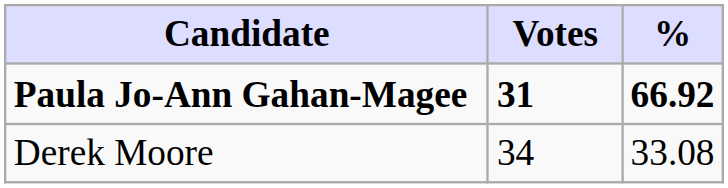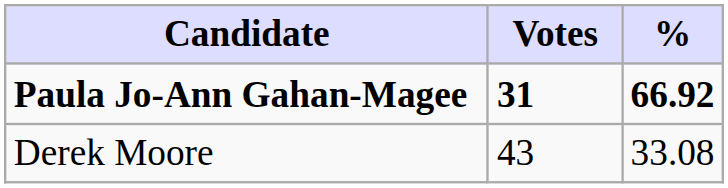(516, 152) 34 -> (516, 152) 43
